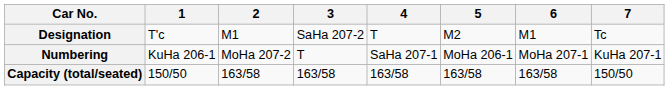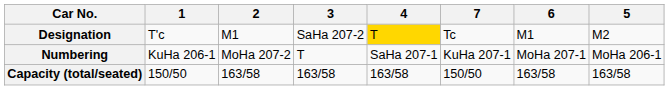columns swapped: (478, 14) <-> (628, 14)
(374, 34) no background -> (374, 34) gold background
